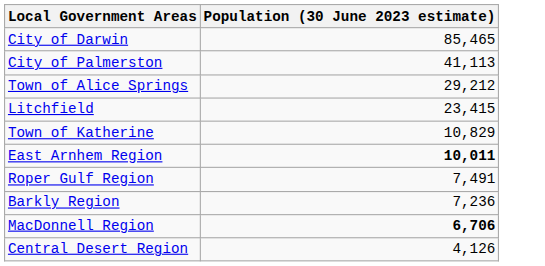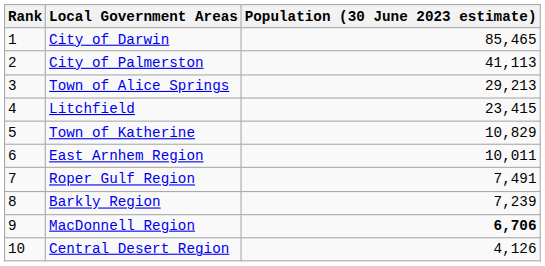+ column: (25, 16)
(470, 86) 29,212 -> (511, 86) 29,213
(470, 156) bold -> (511, 156) normal
(474, 203) 7,236 -> (515, 203) 7,239
